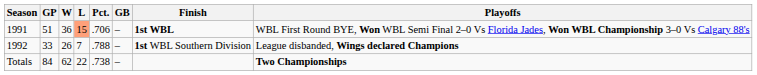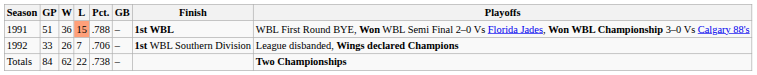(101, 29) .706 -> (101, 29) .788
(101, 45) .788 -> (101, 45) .706
